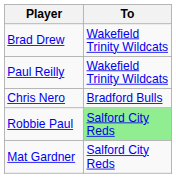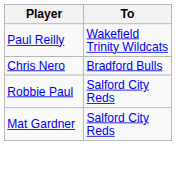- row: (36, 40)
(118, 124) lightgreen background -> (118, 92) no background
